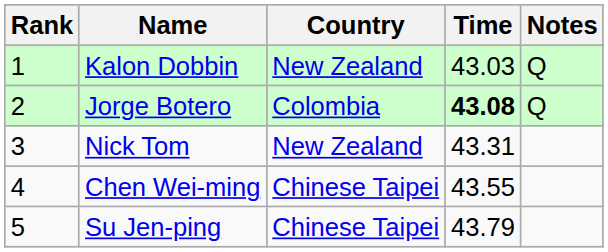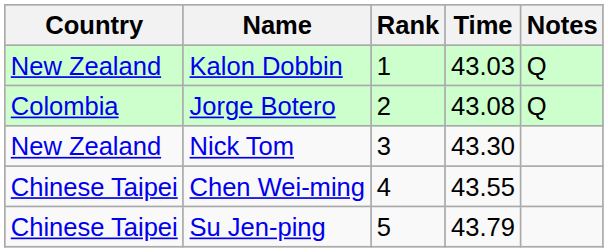columns swapped: (42, 25) <-> (356, 25)
(483, 106) bold -> (483, 106) normal
(483, 147) 43.31 -> (483, 147) 43.30
